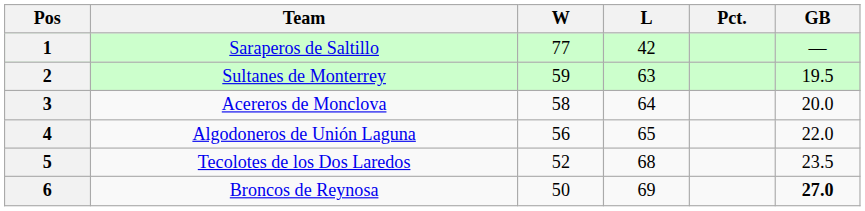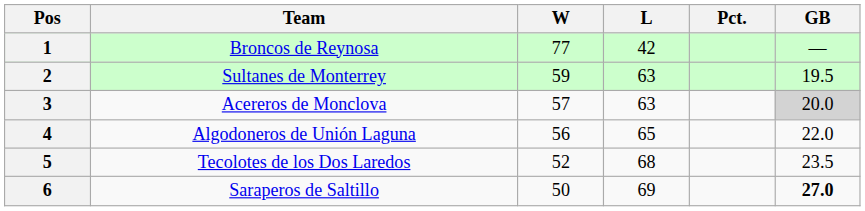(304, 47) Saraperos de Saltillo -> (304, 47) Broncos de Reynosa
(561, 104) 58 -> (561, 104) 57
(646, 104) 64 -> (646, 104) 63
(818, 104) no background -> (818, 104) lightgrey background
(304, 190) Broncos de Reynosa -> (304, 190) Saraperos de Saltillo
